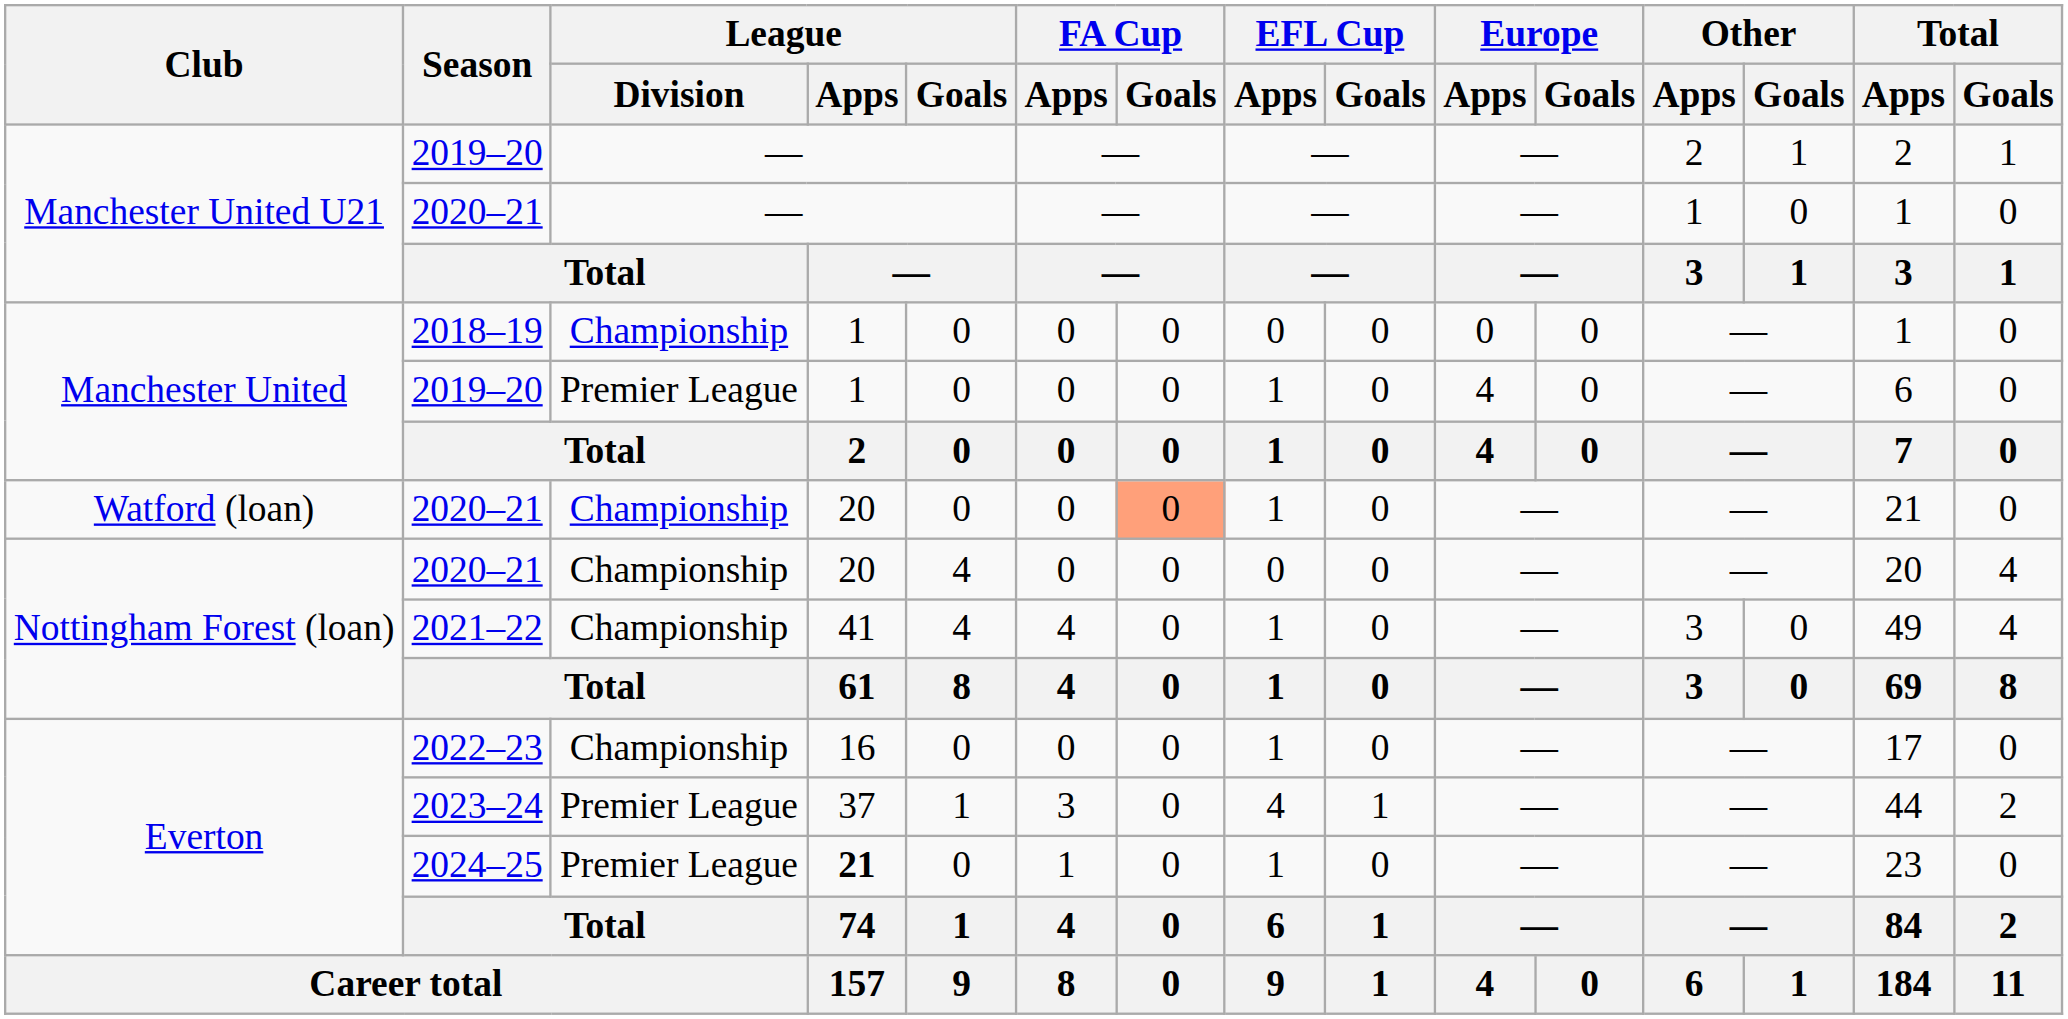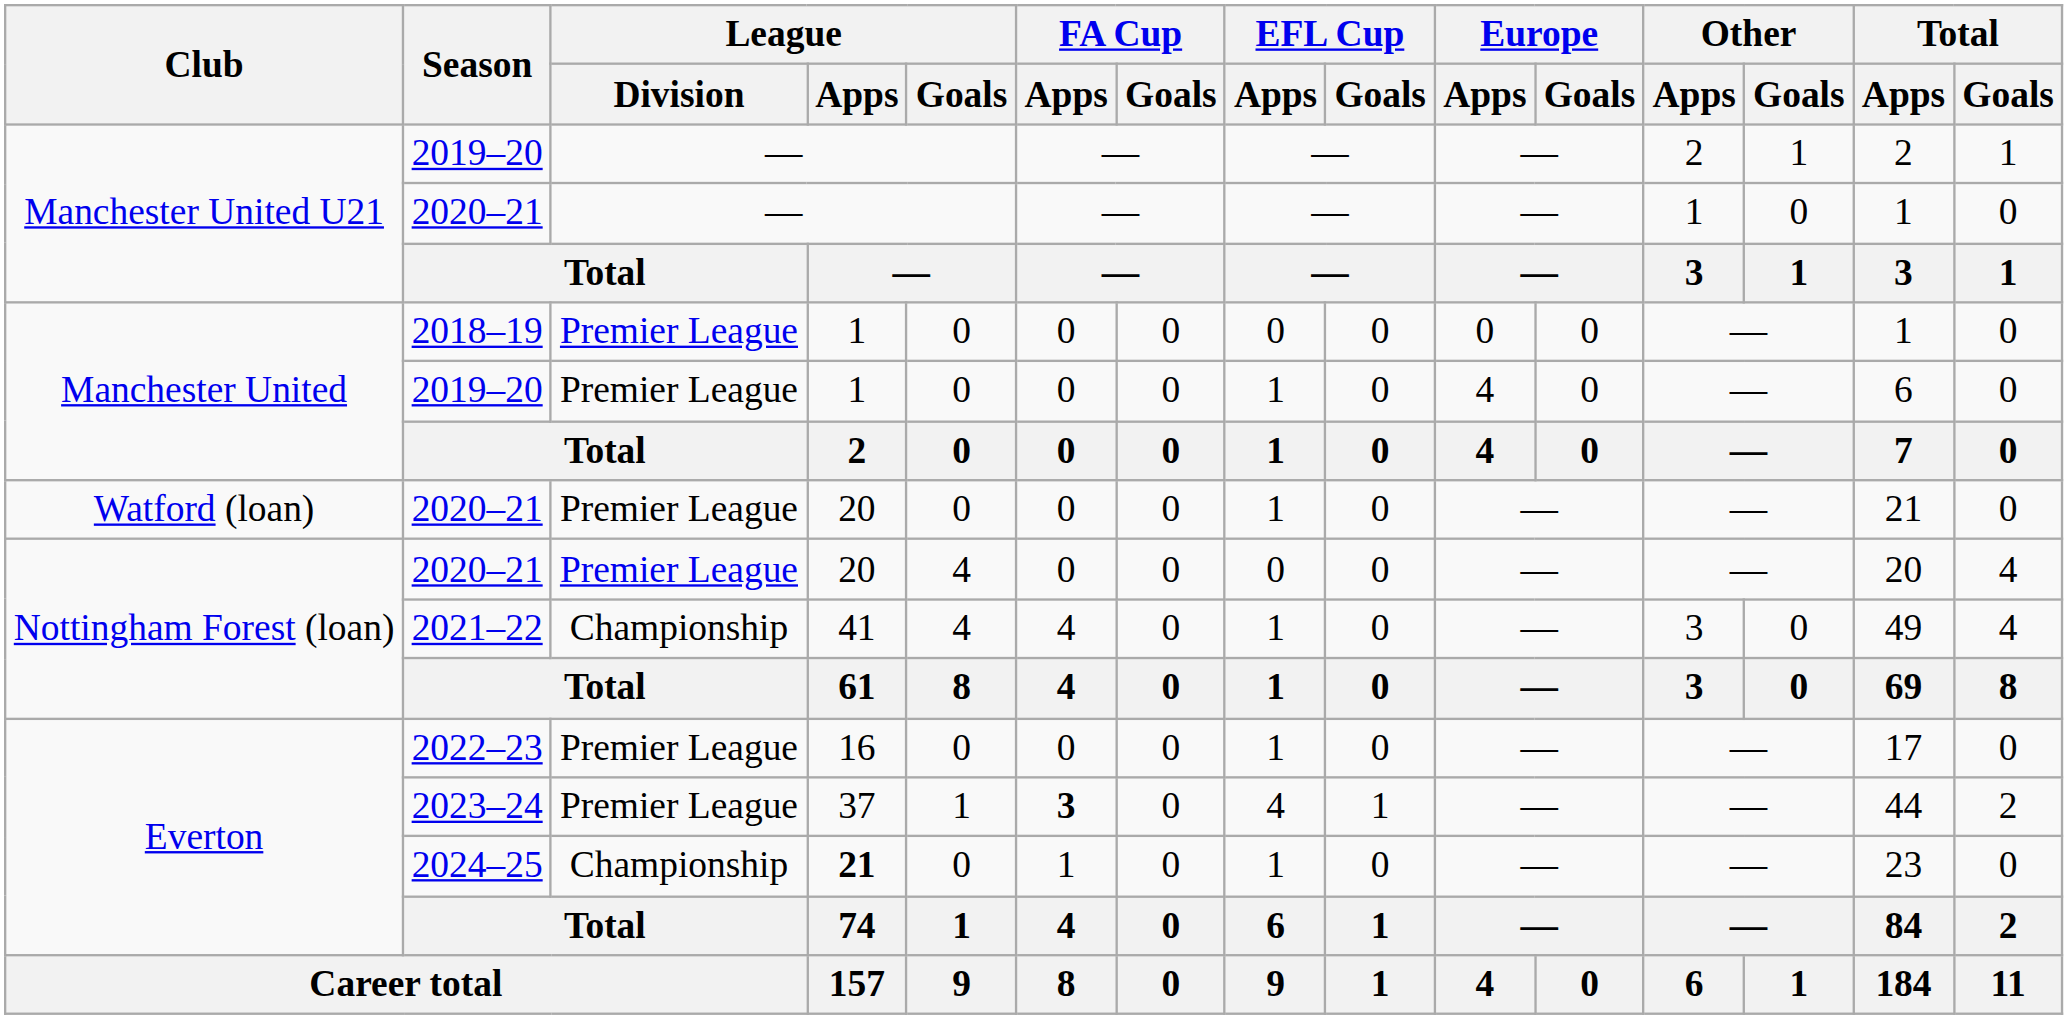(679, 331) Championship -> (679, 331) Premier League
(679, 509) Championship -> (679, 509) Premier League
(1171, 509) lightsalmon background -> (1171, 509) no background
(679, 568) Championship -> (679, 568) Premier League
(679, 746) Championship -> (679, 746) Premier League
(1066, 806) normal -> (1066, 806) bold
(679, 865) Premier League -> (679, 865) Championship
